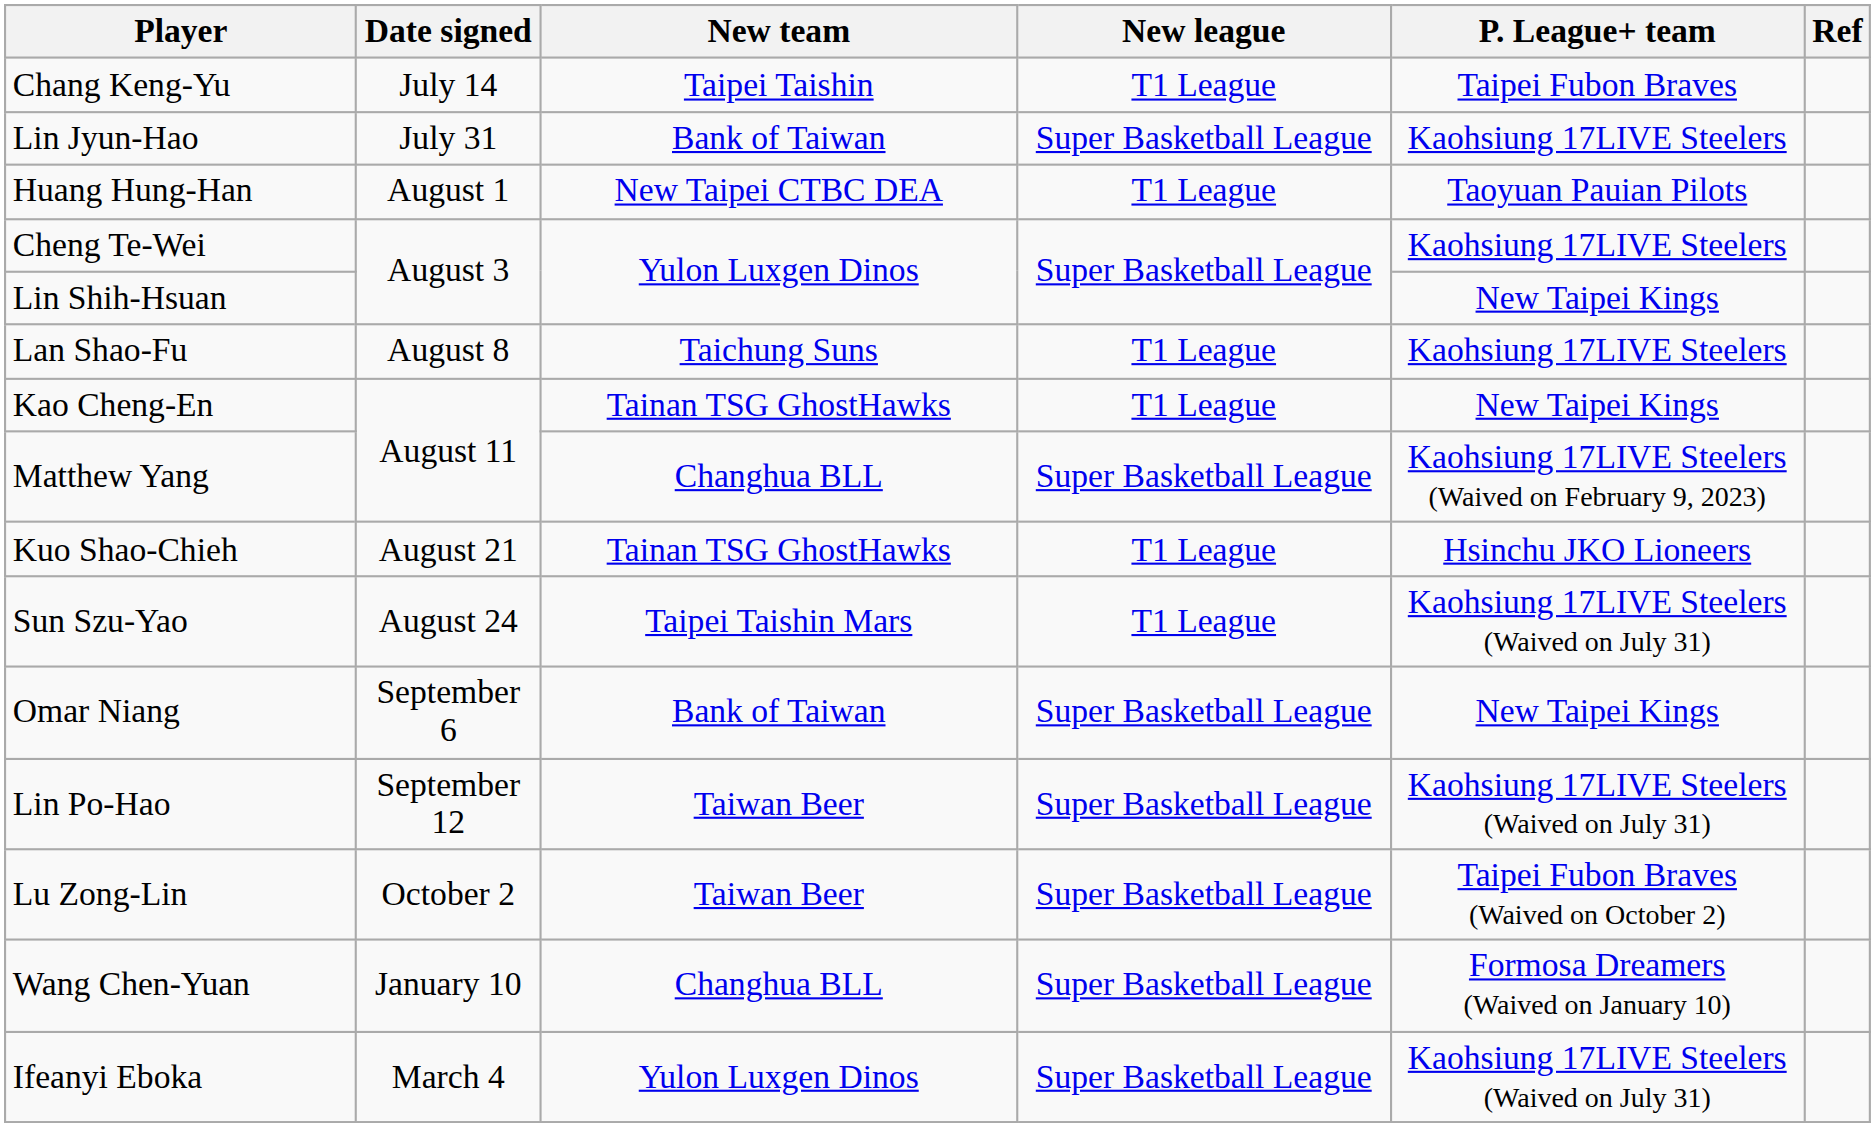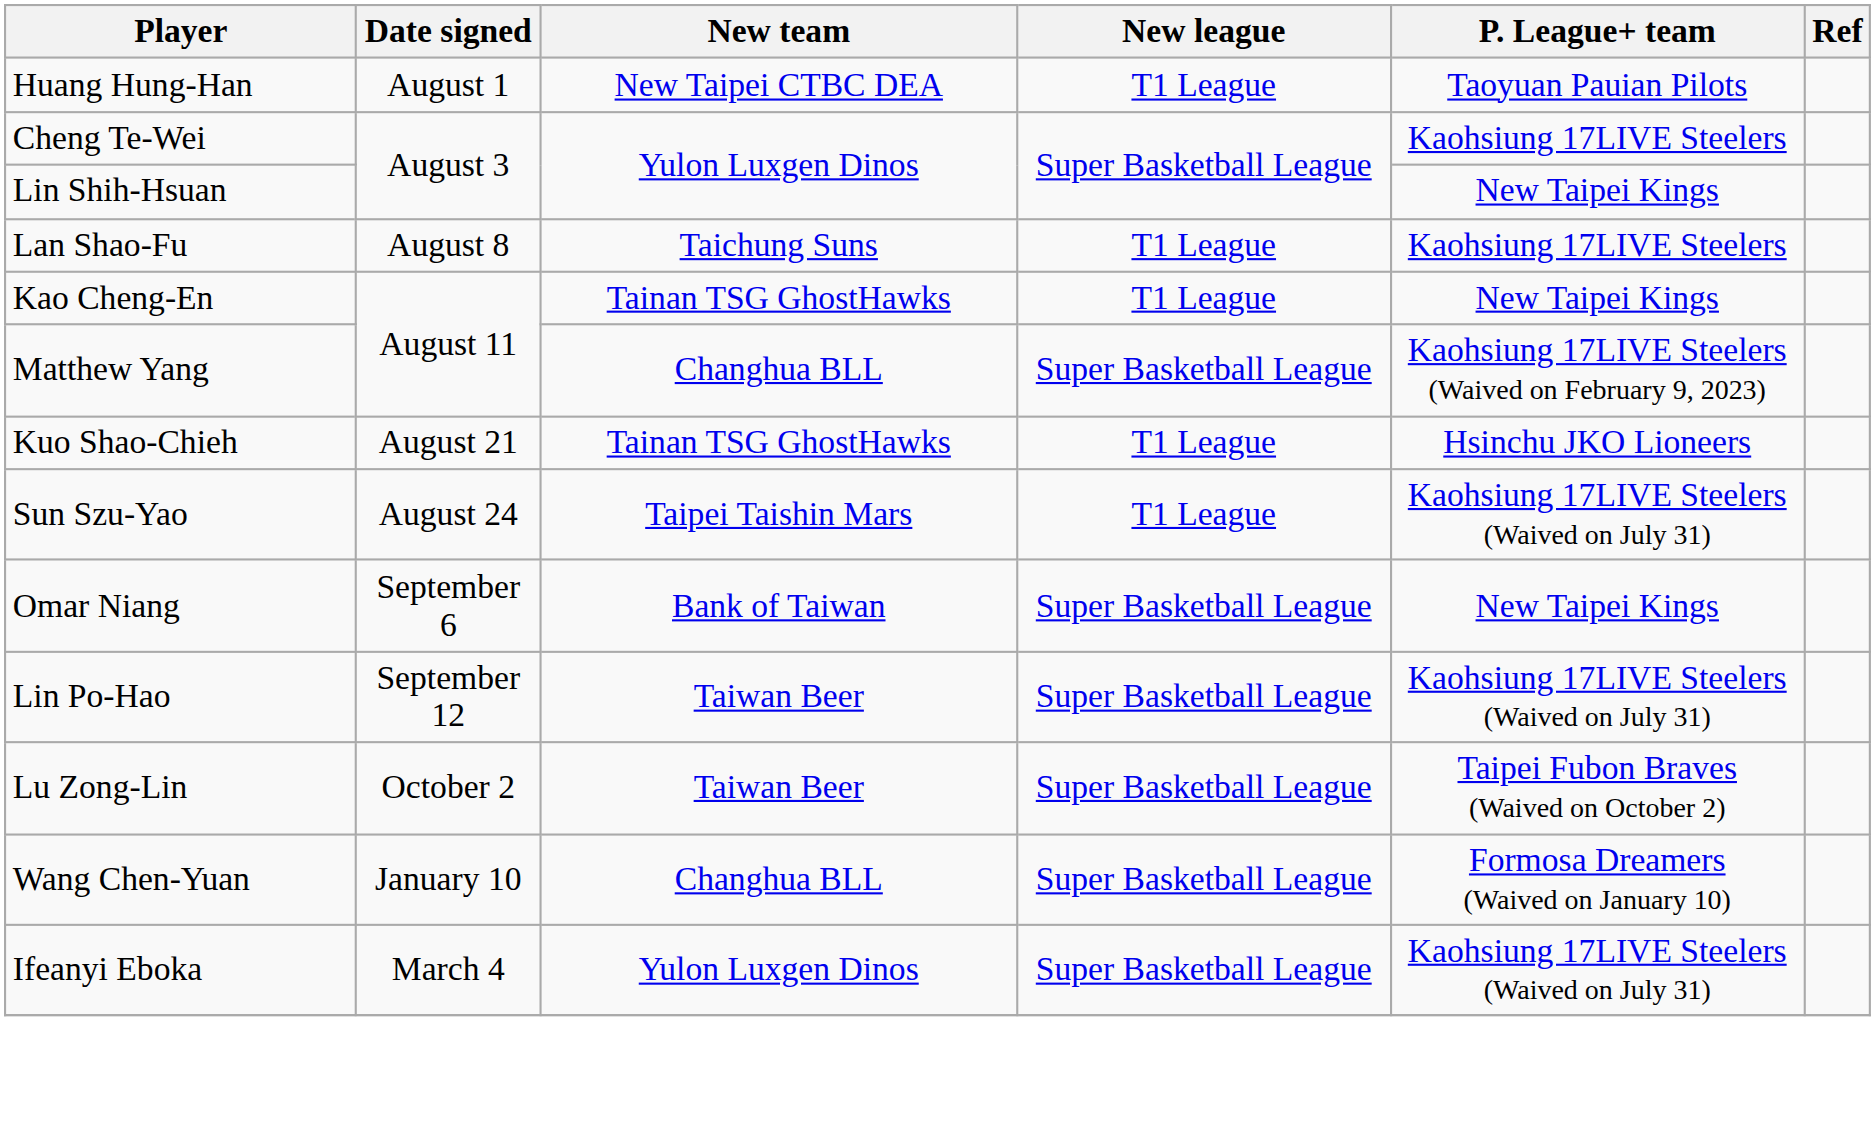- row: (122, 84)
- row: (106, 137)
